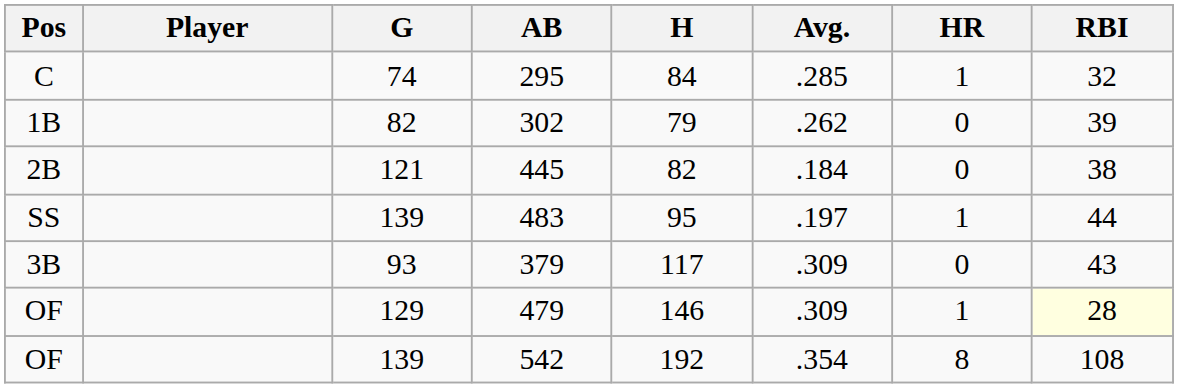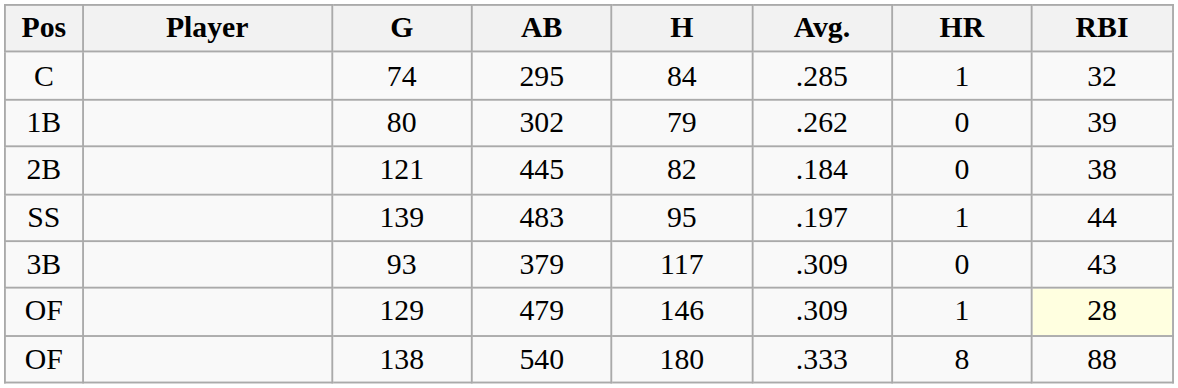(402, 122) 82 -> (402, 122) 80
+ row: (542, 358)
- row: (542, 358)
